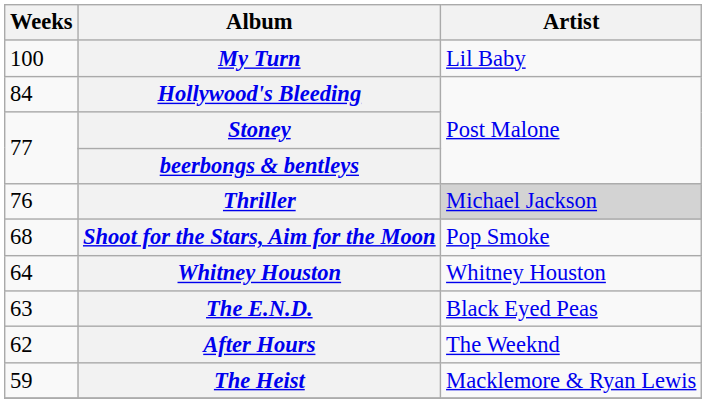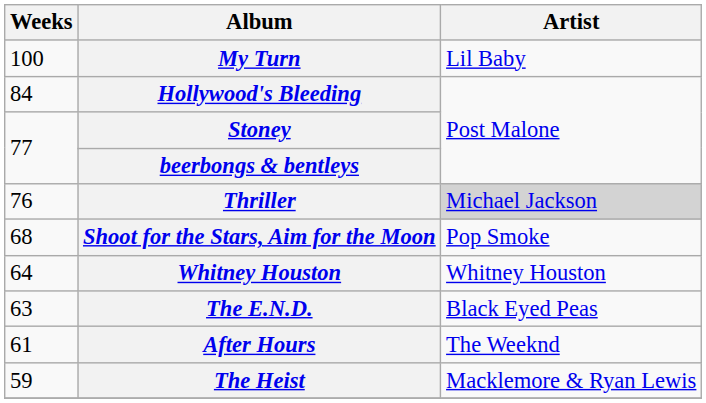(21, 344) 62 -> (21, 344) 61
